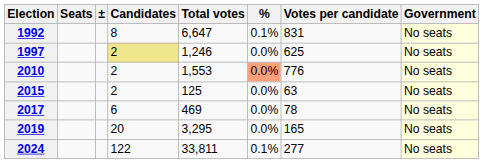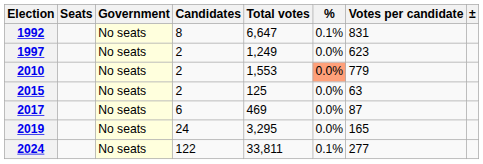columns swapped: (101, 14) <-> (440, 14)
(114, 52) khaki background -> (179, 52) no background
(197, 52) 1,246 -> (262, 52) 1,249
(294, 52) 625 -> (359, 52) 623
(294, 71) 776 -> (359, 71) 779
(291, 110) 78 -> (356, 110) 87
(117, 129) 20 -> (182, 129) 24
